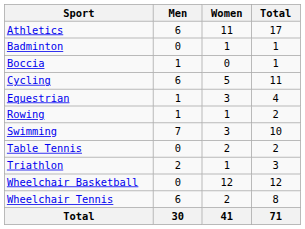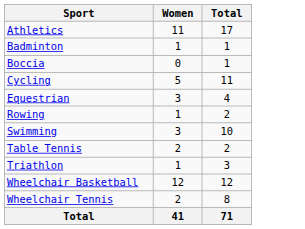- column: (178, 13)
